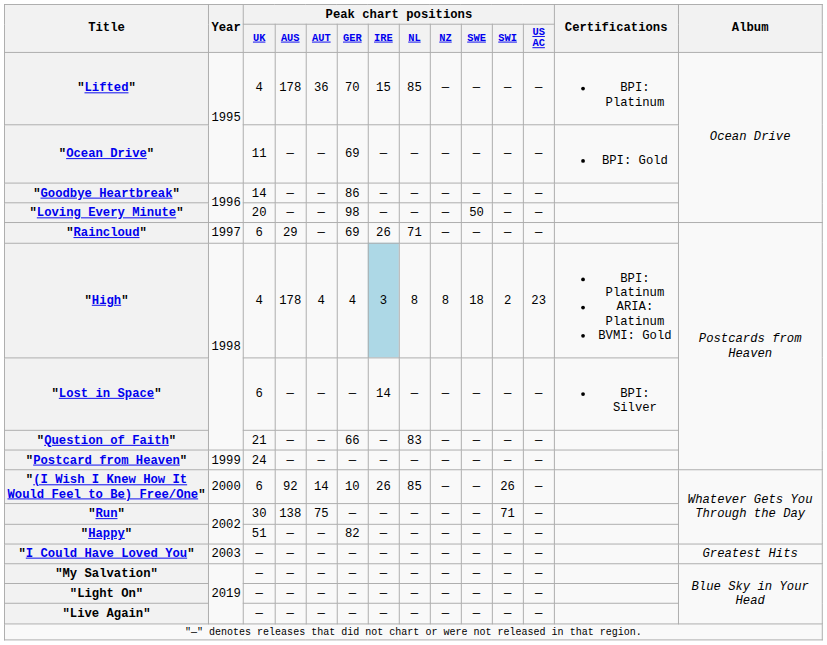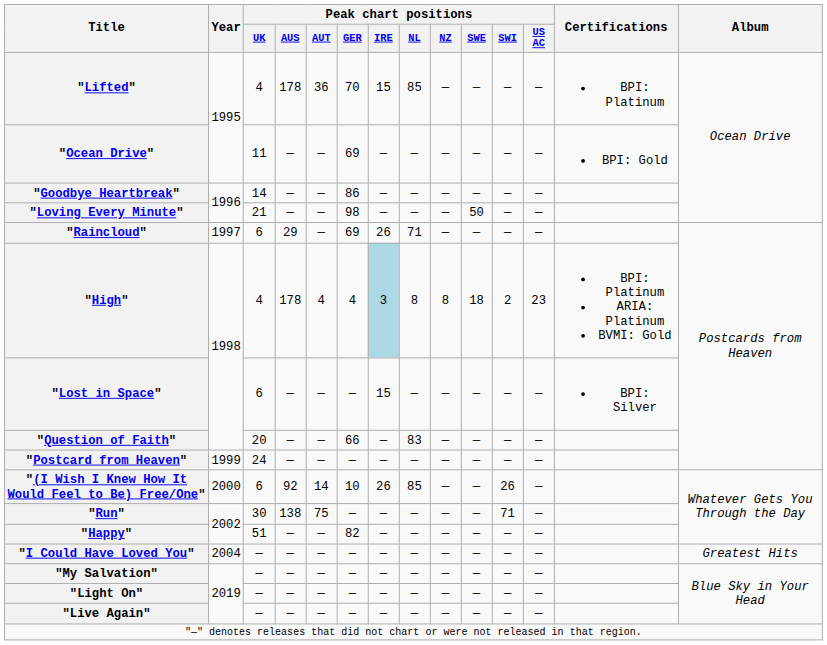(259, 213) 20 -> (259, 213) 21
(383, 394) 14 -> (383, 394) 15
(259, 440) 21 -> (259, 440) 20
(226, 554) 2003 -> (226, 554) 2004
